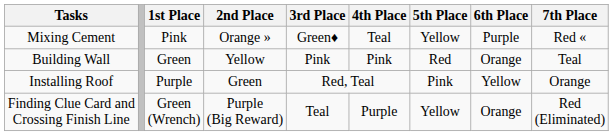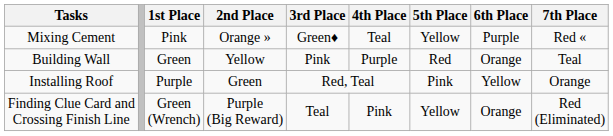(379, 59) Pink -> (379, 59) Purple
(379, 111) Purple -> (379, 111) Pink
